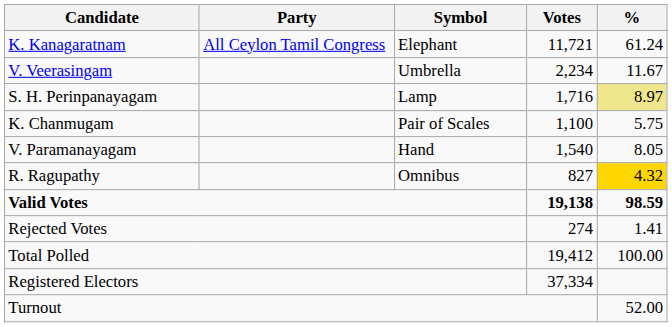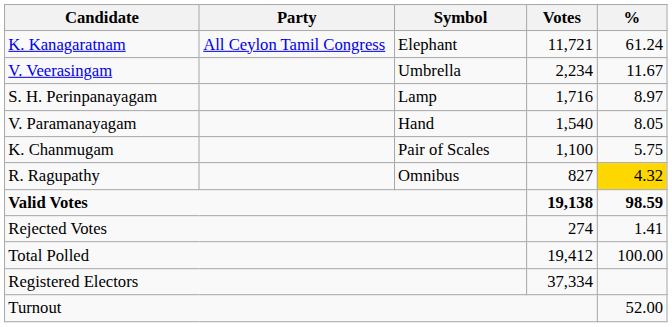(648, 96) khaki background -> (648, 96) no background
rows swapped: (72, 149) <-> (61, 123)
